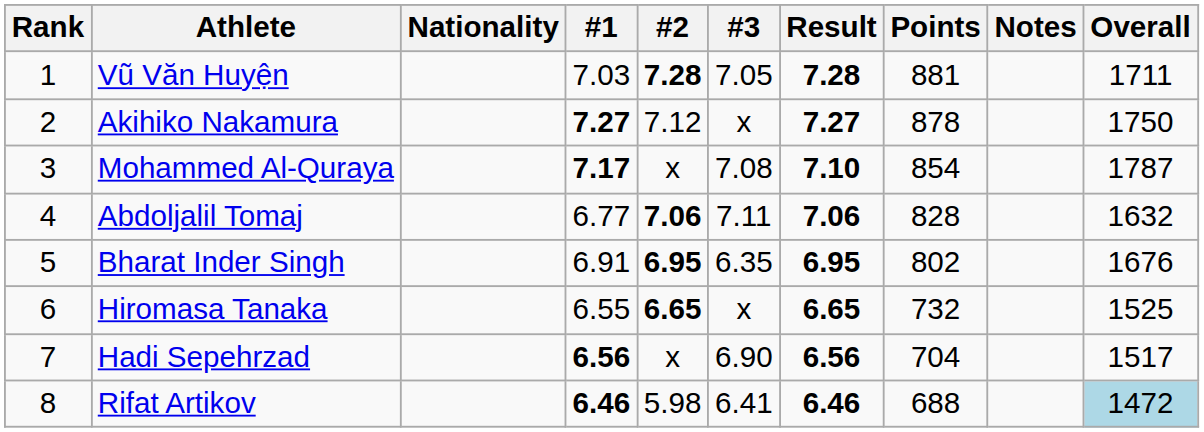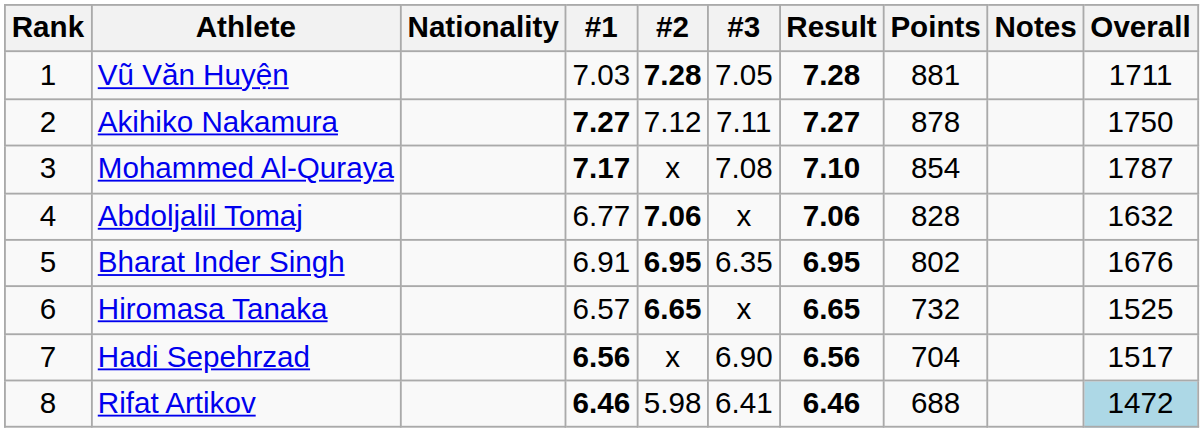(744, 121) x -> (744, 121) 7.11
(744, 215) 7.11 -> (744, 215) x
(601, 309) 6.55 -> (601, 309) 6.57
